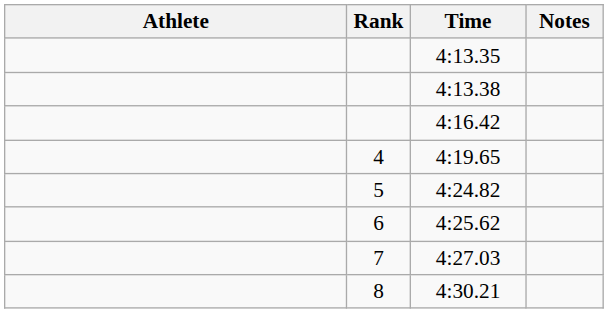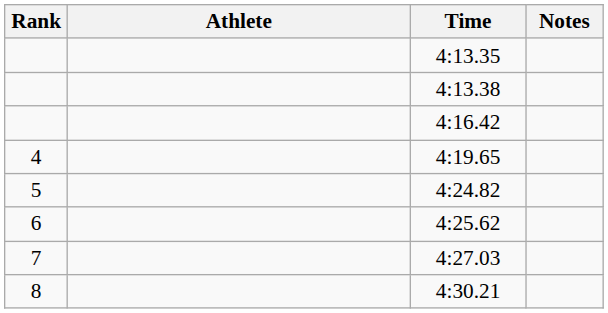columns swapped: (378, 21) <-> (176, 21)
